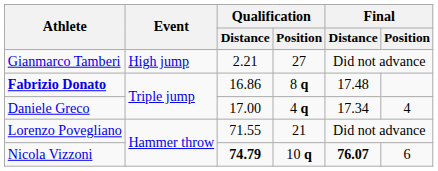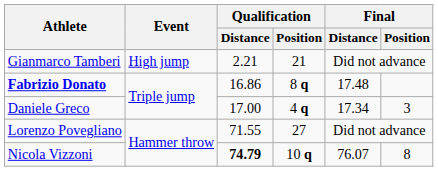(299, 61) 27 -> (299, 61) 21
(407, 108) 4 -> (407, 108) 3
(299, 131) 21 -> (299, 131) 27
(353, 154) bold -> (353, 154) normal
(407, 154) 6 -> (407, 154) 8
